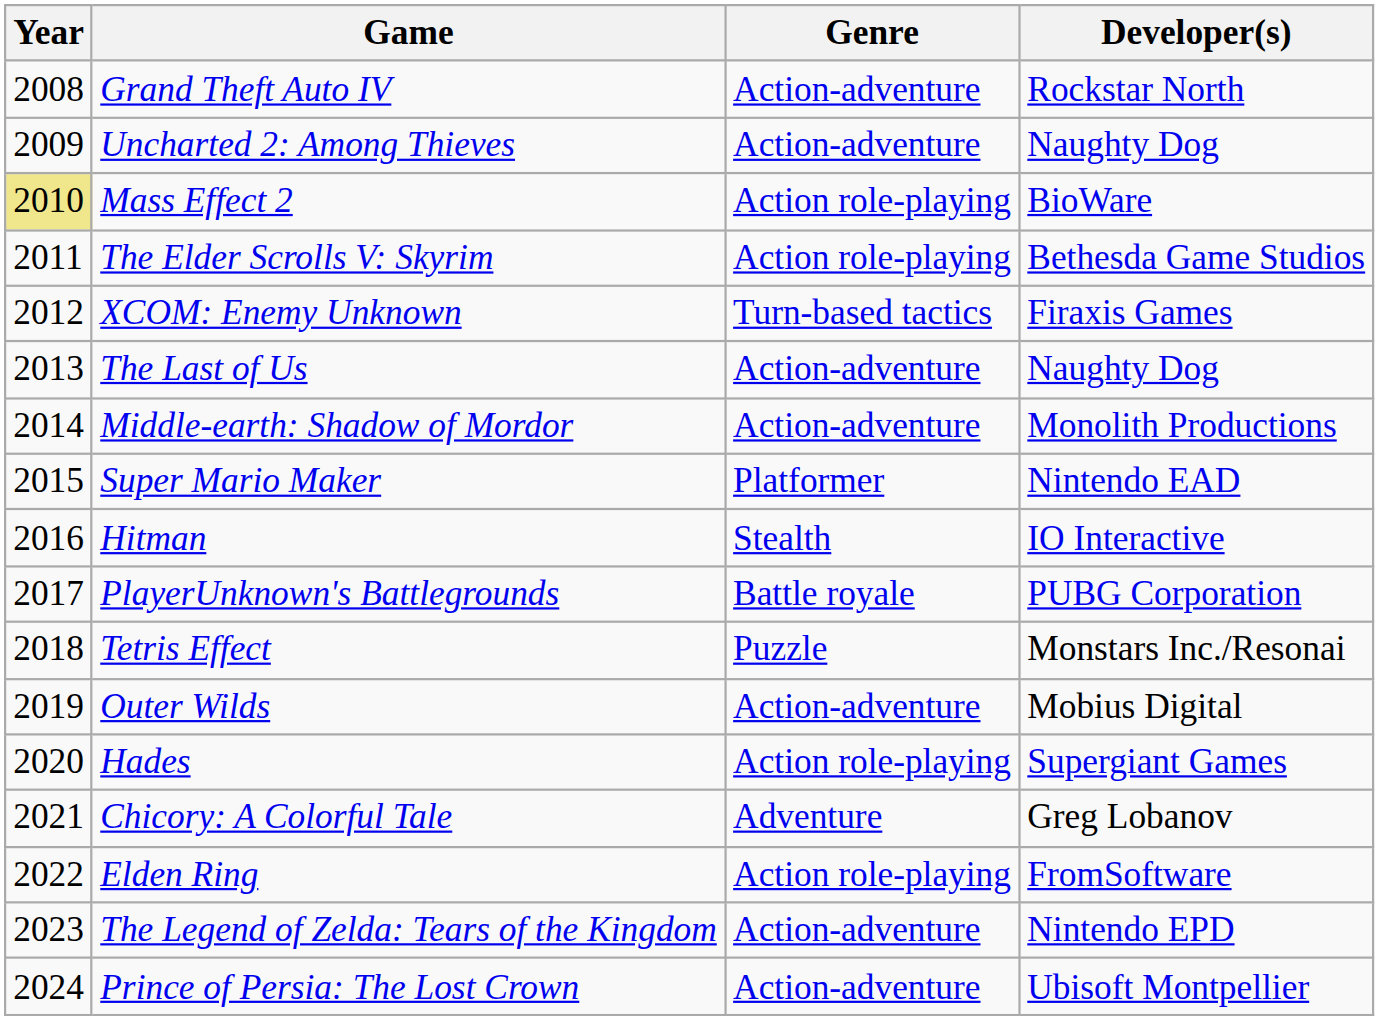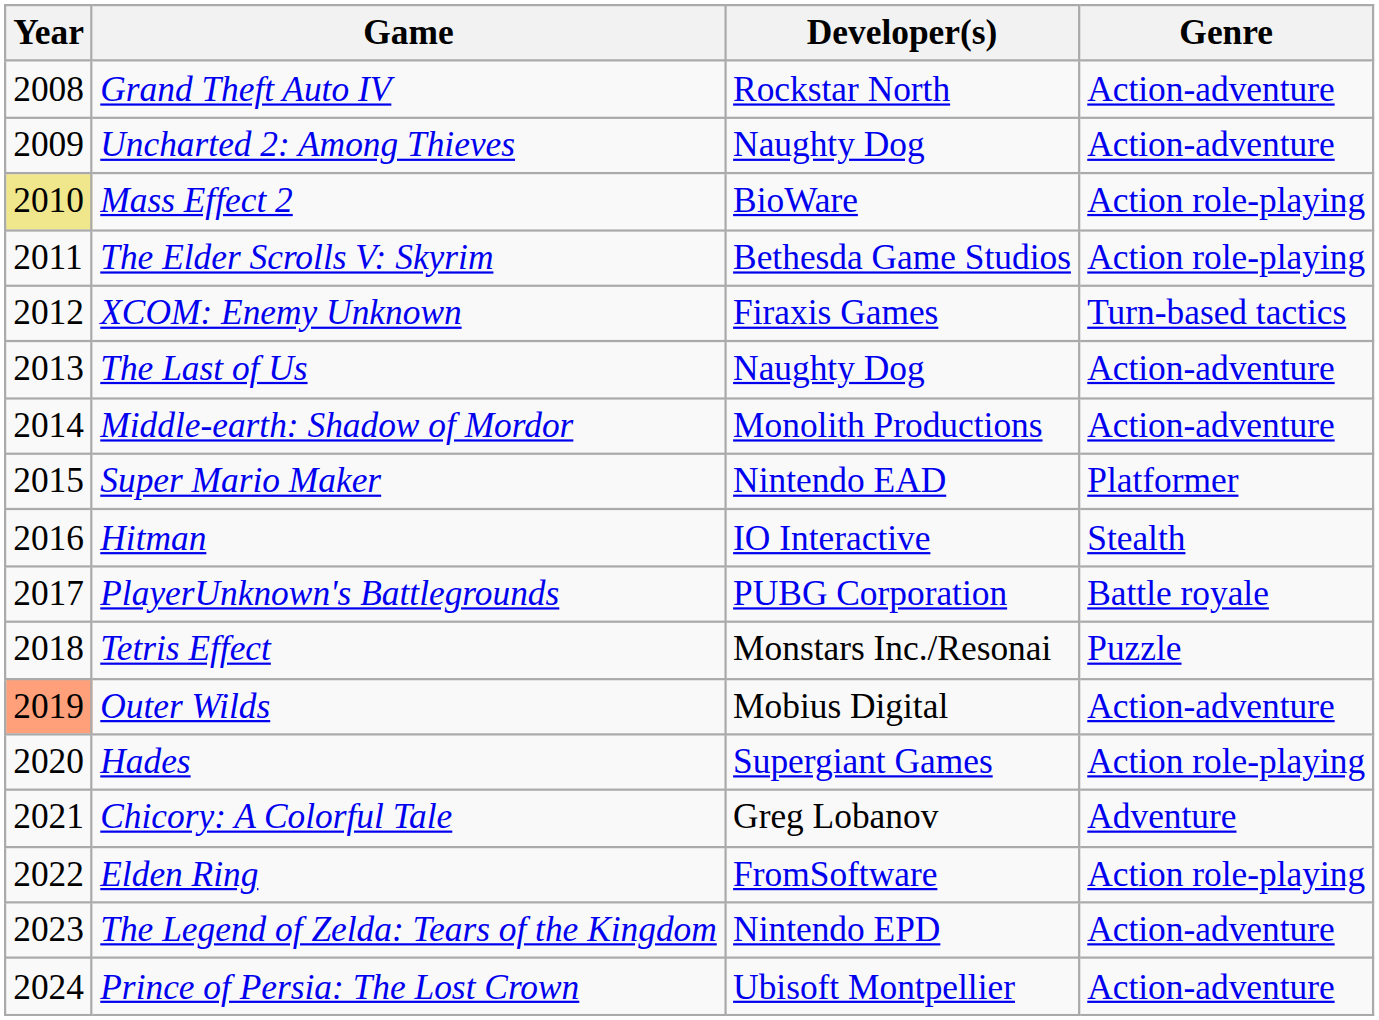columns swapped: (872, 32) <-> (1196, 32)
(49, 705) no background -> (49, 705) lightsalmon background
